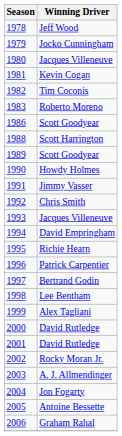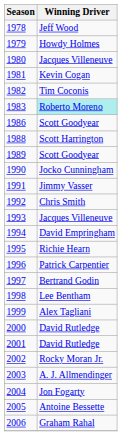(76, 44) Jocko Cunningham -> (69, 44) Howdy Holmes
(71, 107) no background -> (71, 107) paleturquoise background
(69, 170) Howdy Holmes -> (76, 170) Jocko Cunningham
